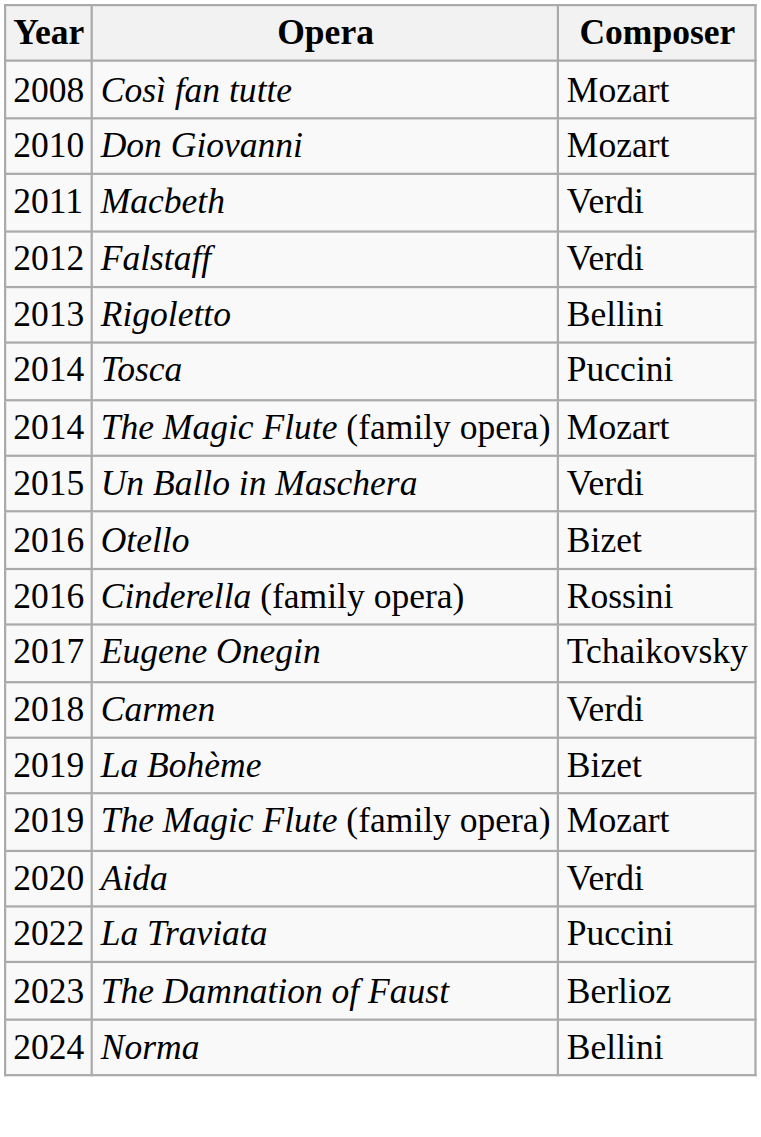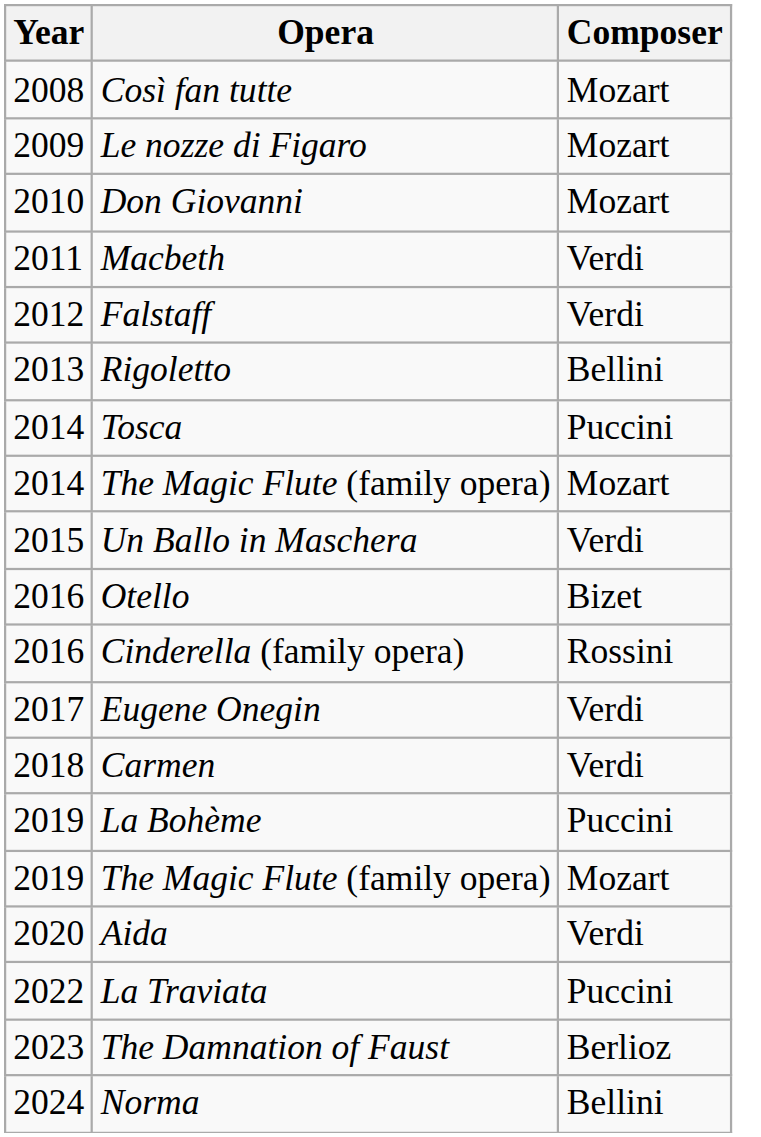+ row: (49, 145)
(657, 652) Tchaikovsky -> (605, 708) Verdi
(604, 764) Bizet -> (620, 821) Puccini
